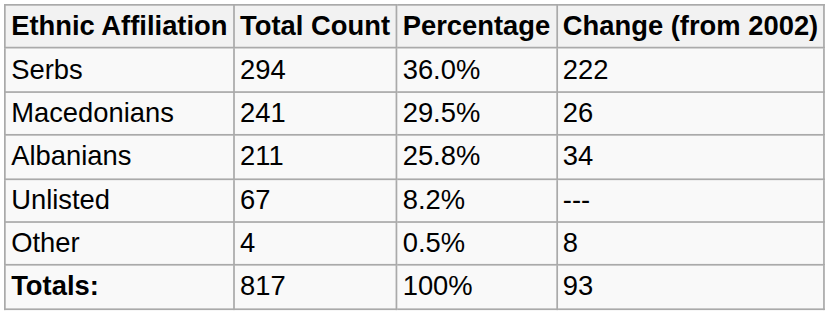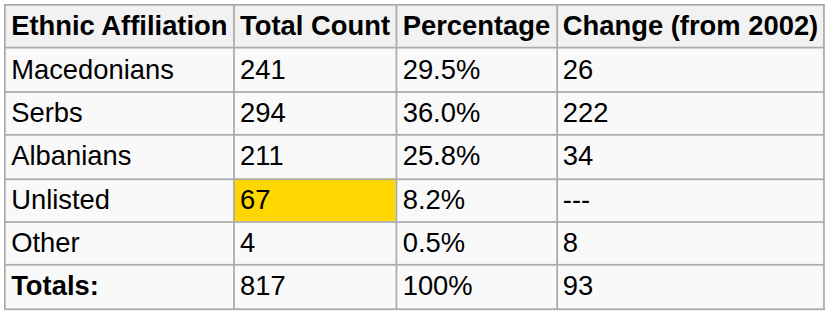rows swapped: (47, 69) <-> (93, 112)
(255, 199) no background -> (255, 199) gold background
